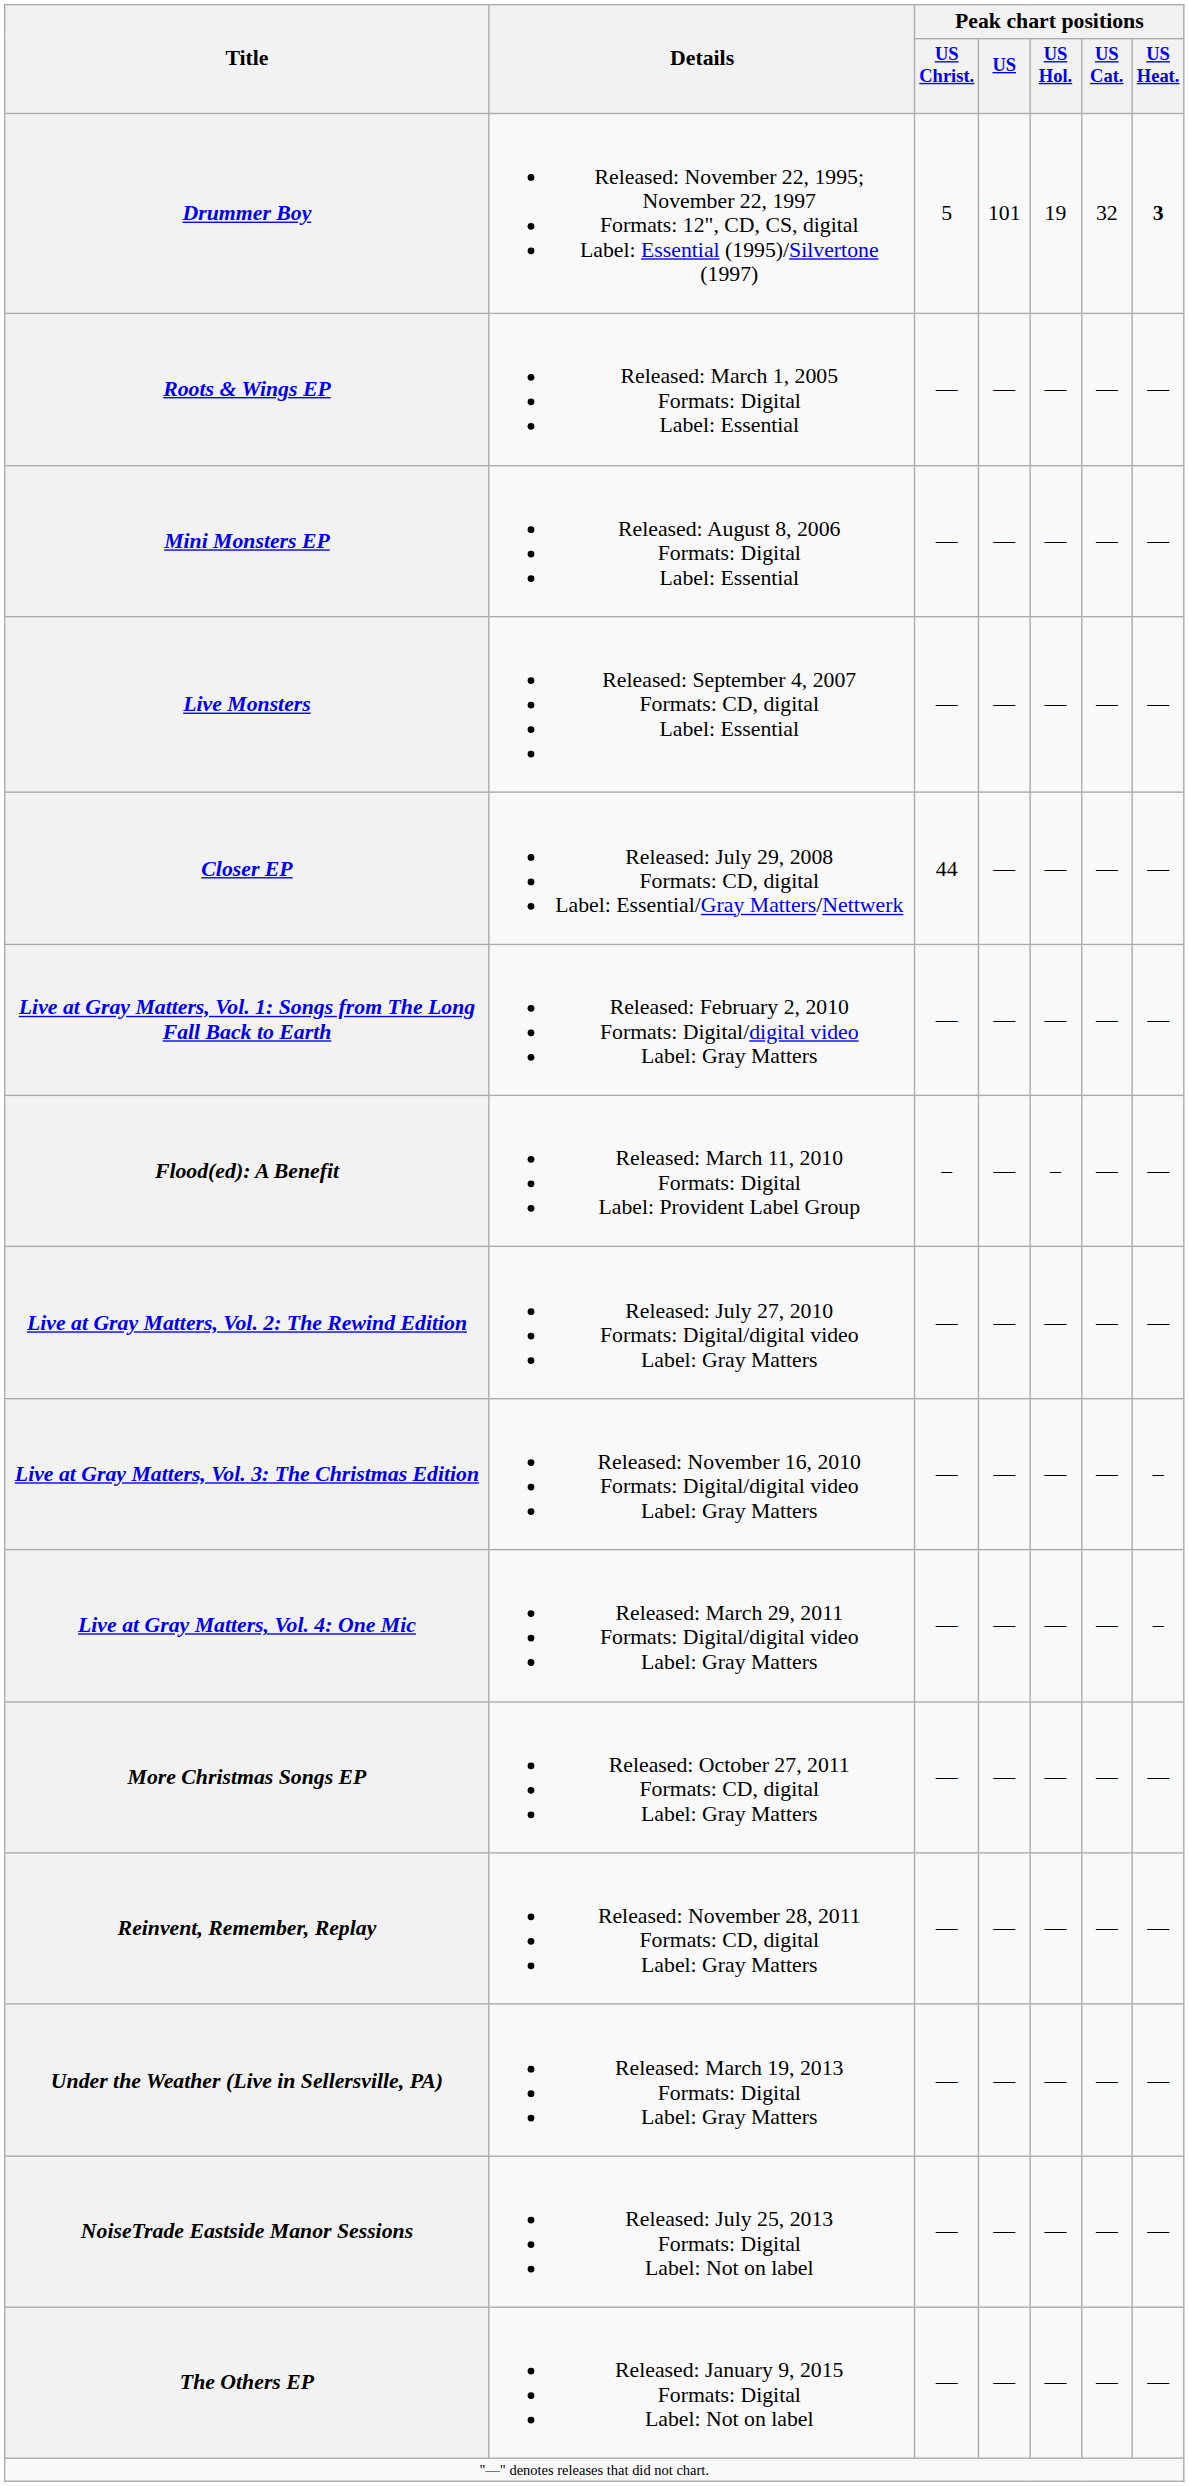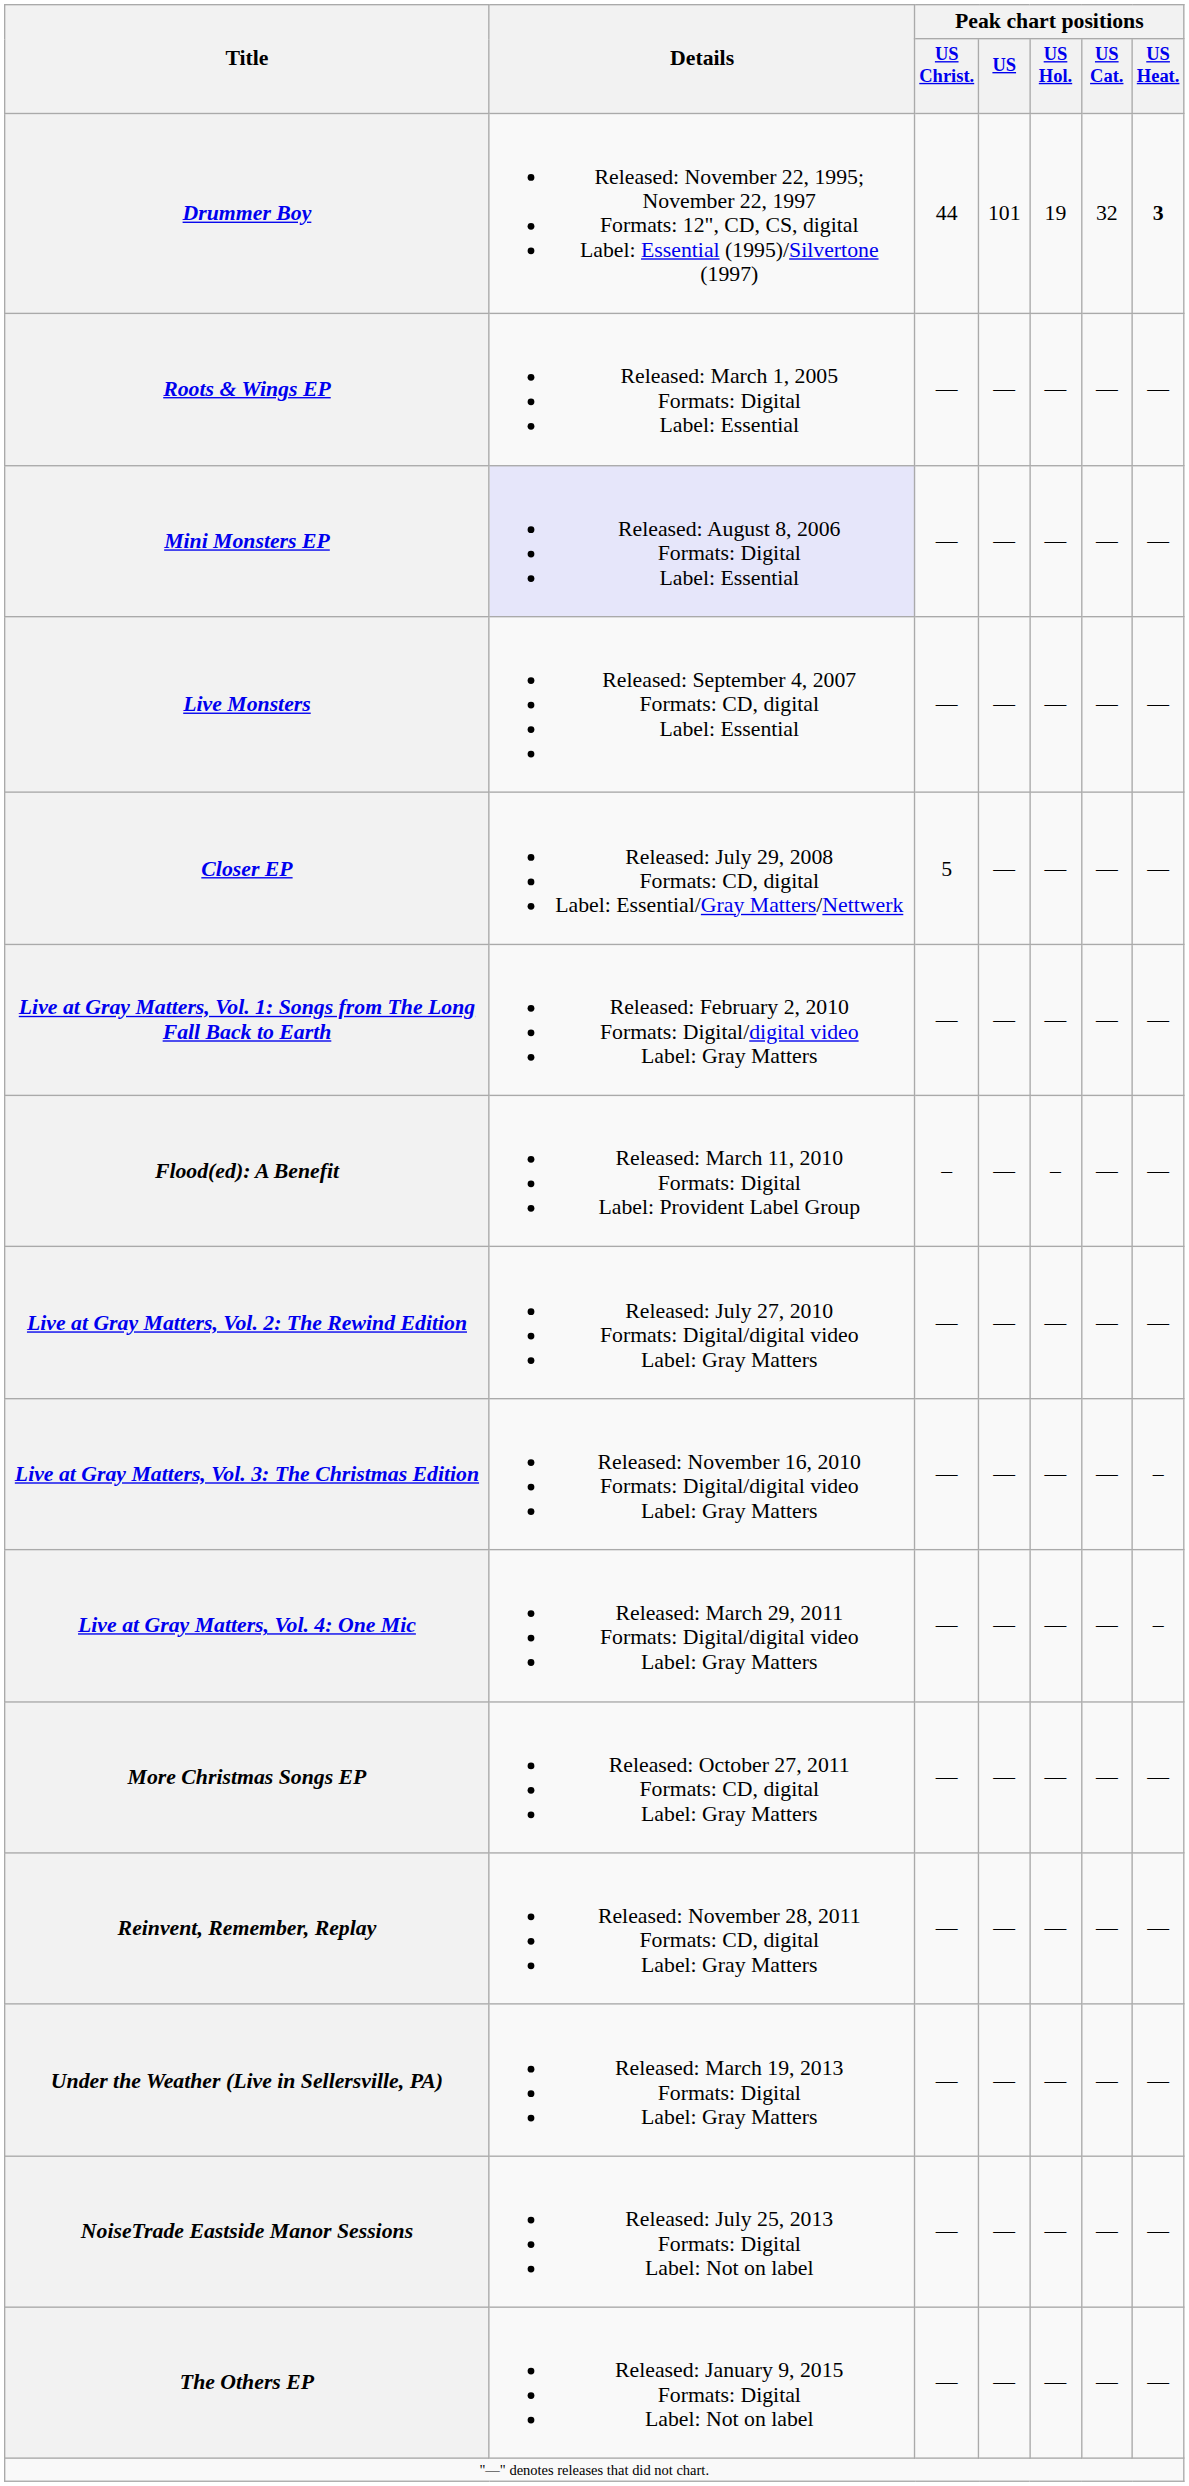(947, 213) 5 -> (947, 213) 44
(702, 553) no background -> (702, 553) lavender background
(947, 868) 44 -> (947, 868) 5
